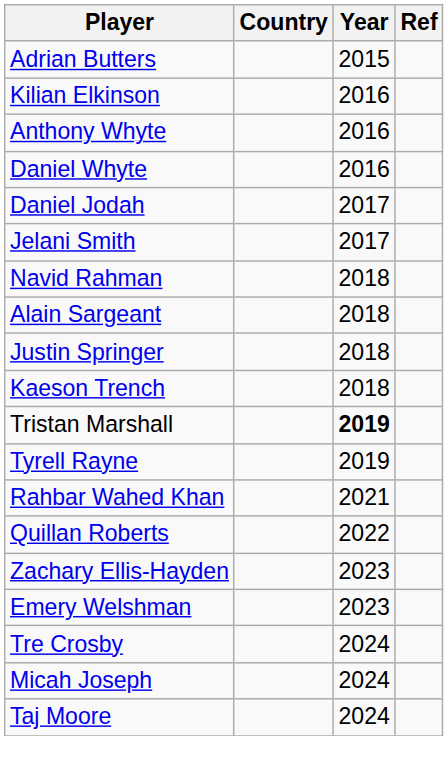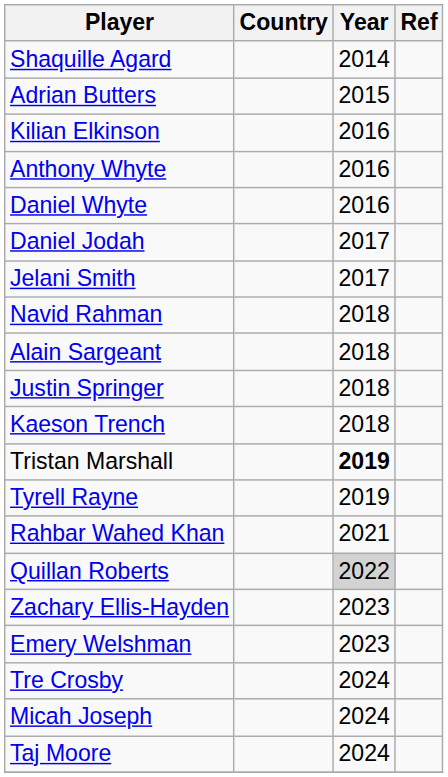+ row: (91, 59)
(364, 534) no background -> (364, 570) lightgrey background
